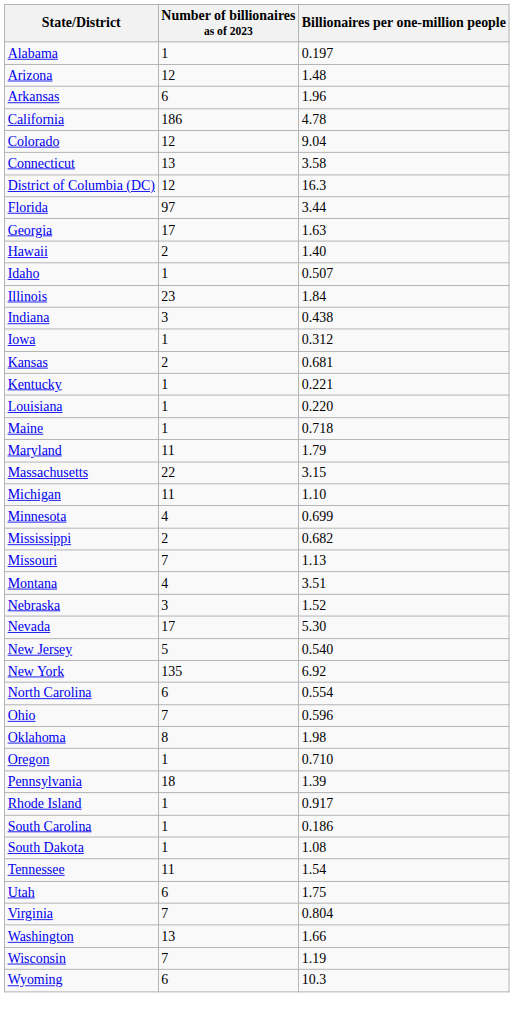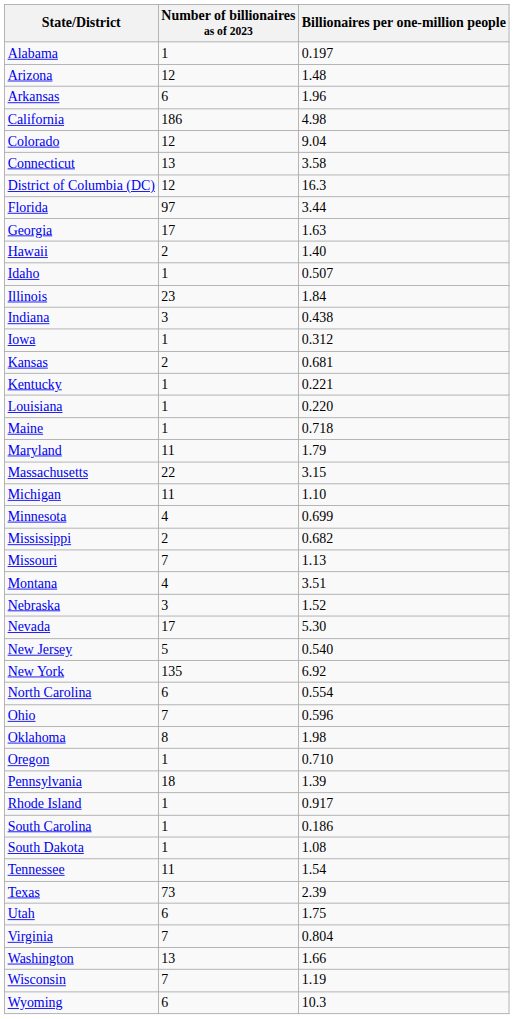(314, 119) 4.78 -> (314, 119) 4.98
+ row: (24, 892)
